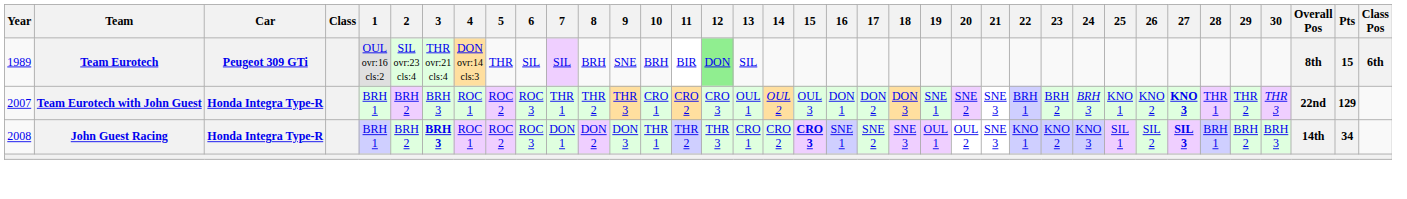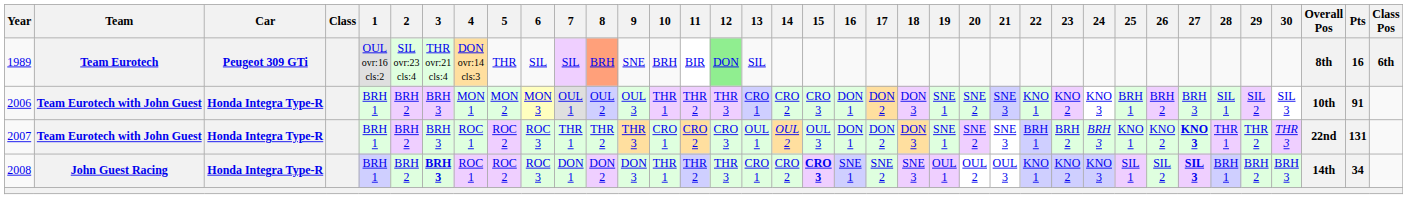(594, 61) no background -> (602, 61) lightsalmon background
(1347, 61) 15 -> (1358, 61) 16
+ row: (19, 102)
(1347, 102) 129 -> (1358, 136) 131
(995, 136) SNE 3 -> (1005, 170) OUL 3
